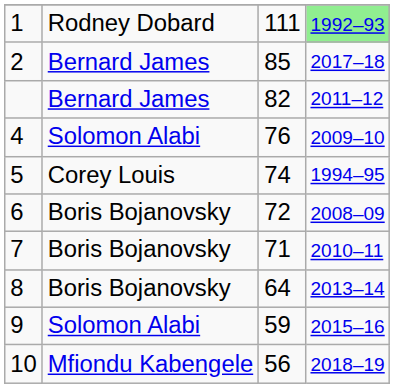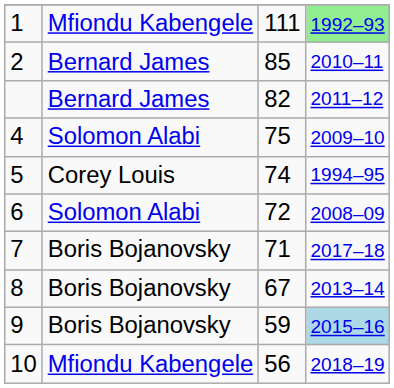(131, 23) Rodney Dobard -> (150, 23) Mfiondu Kabengele
(348, 61) 2017–18 -> (347, 61) 2010–11
(277, 136) 76 -> (277, 136) 75
(139, 212) Boris Bojanovsky -> (124, 212) Solomon Alabi
(347, 251) 2010–11 -> (348, 251) 2017–18
(277, 288) 64 -> (277, 288) 67
(124, 325) Solomon Alabi -> (139, 325) Boris Bojanovsky
(348, 326) no background -> (348, 326) lightblue background
